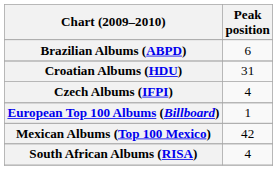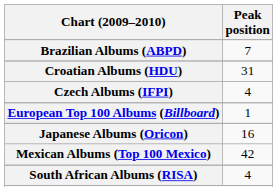(248, 50) 6 -> (248, 50) 7
+ row: (113, 133)
